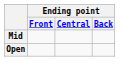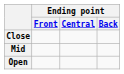+ row: (18, 37)
